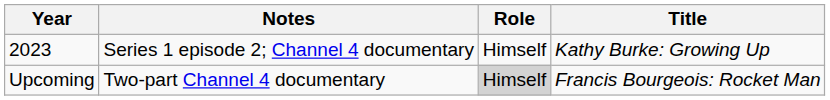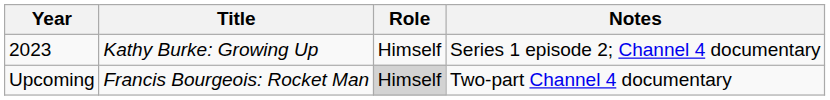columns swapped: (688, 19) <-> (289, 19)
